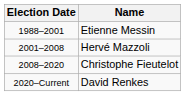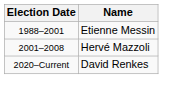- row: (129, 64)
